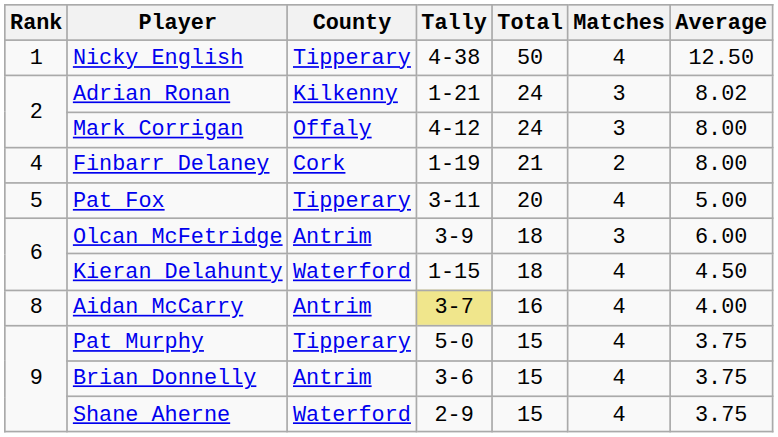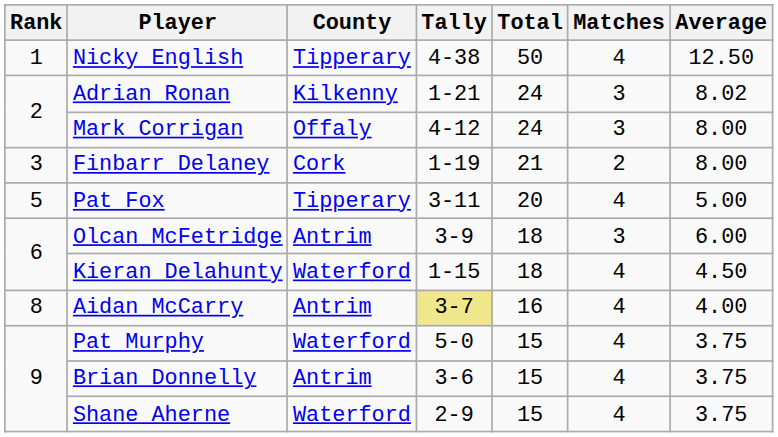(36, 165) 4 -> (36, 165) 3
(352, 343) Tipperary -> (352, 343) Waterford
